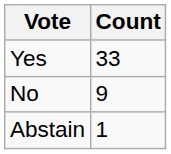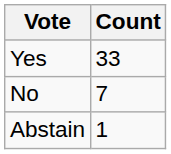(102, 93) 9 -> (102, 93) 7
